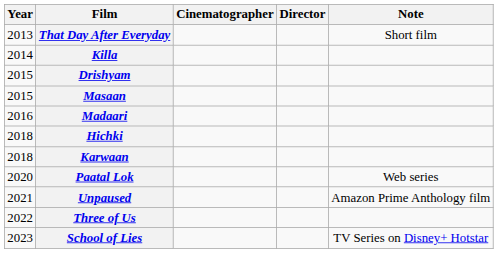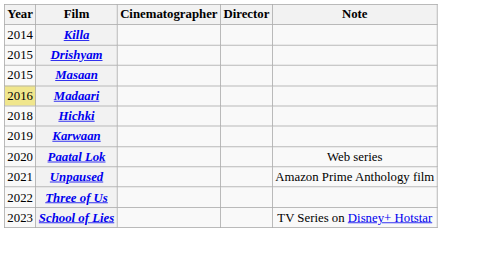- row: (105, 34)
(20, 116) no background -> (20, 95) khaki background
(20, 156) 2018 -> (20, 136) 2019
